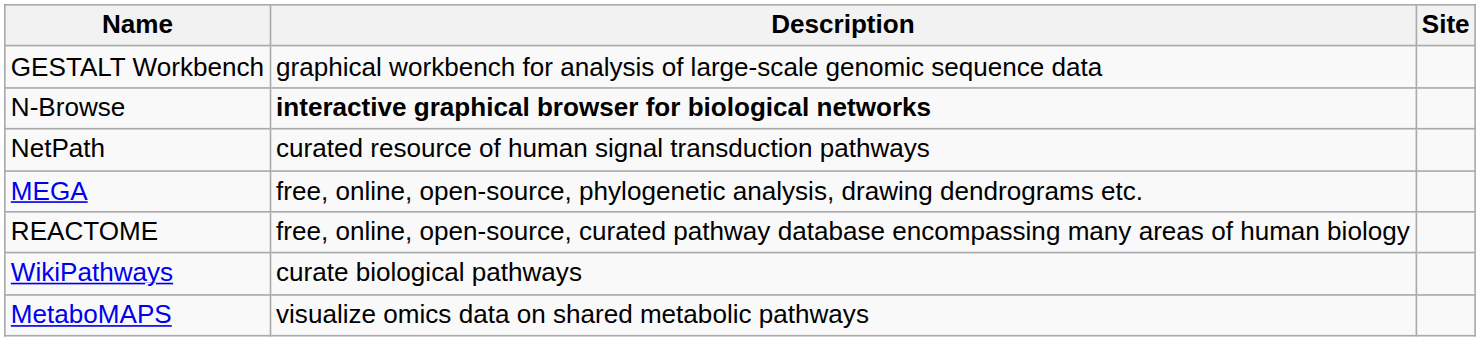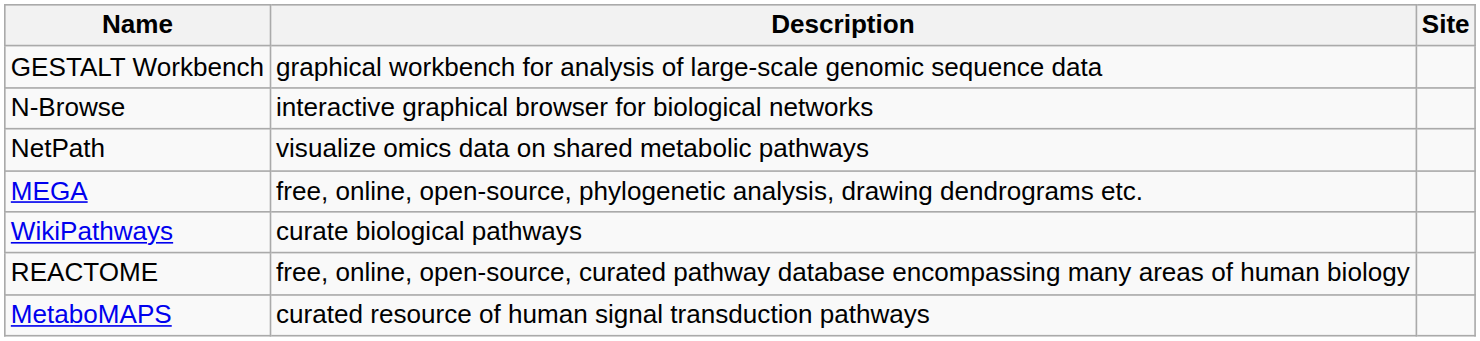(604, 107) bold -> (575, 107) normal
(603, 149) curated resource of human signal transduction pathways -> (572, 149) visualize omics data on shared metabolic pathways
rows swapped: (84, 231) <-> (92, 273)
(572, 314) visualize omics data on shared metabolic pathways -> (603, 314) curated resource of human signal transduction pathways
